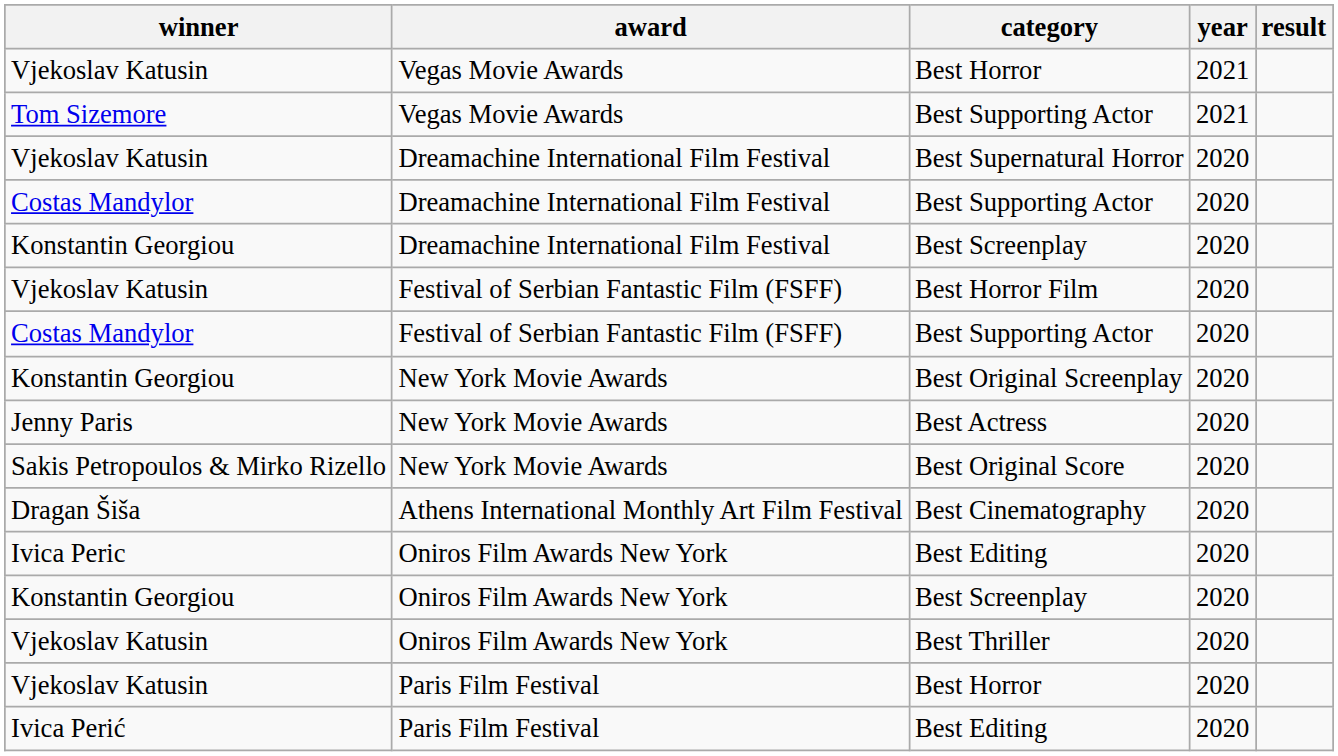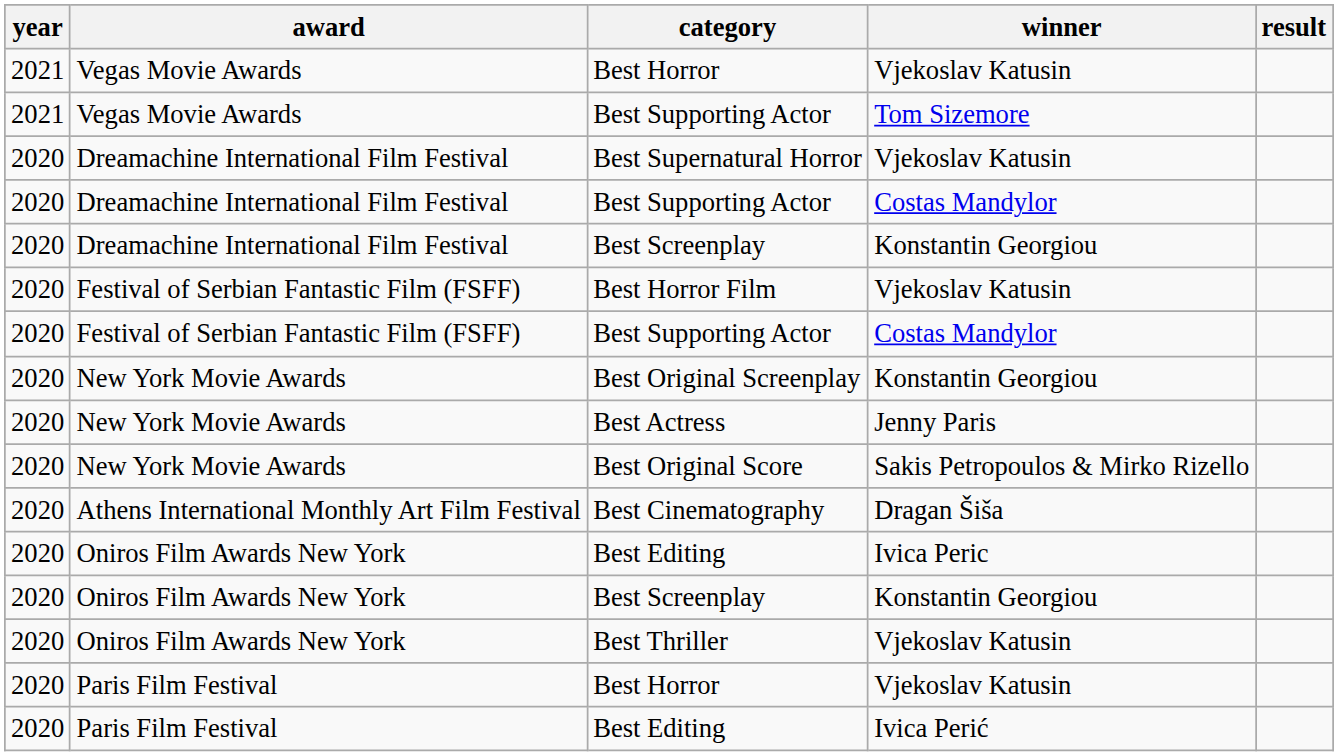columns swapped: (1223, 26) <-> (199, 26)
